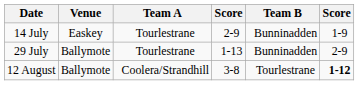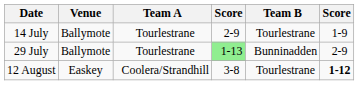(86, 32) Easkey -> (86, 32) Ballymote
(283, 32) Bunninadden -> (283, 32) Tourlestrane
(229, 51) no background -> (229, 51) lightgreen background
(86, 70) Ballymote -> (86, 70) Easkey
